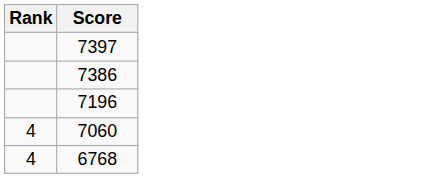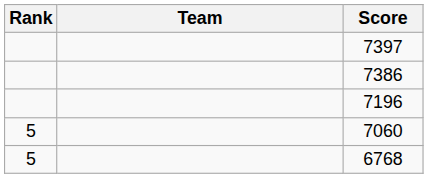+ column: (200, 18)
(31, 131) 4 -> (31, 131) 5
(31, 159) 4 -> (31, 159) 5
